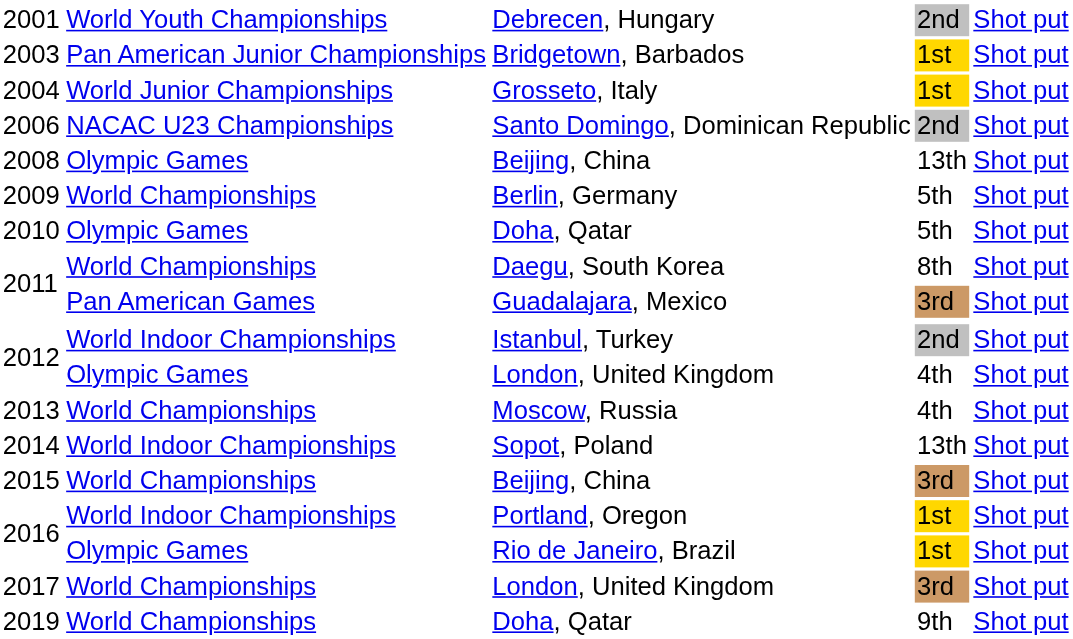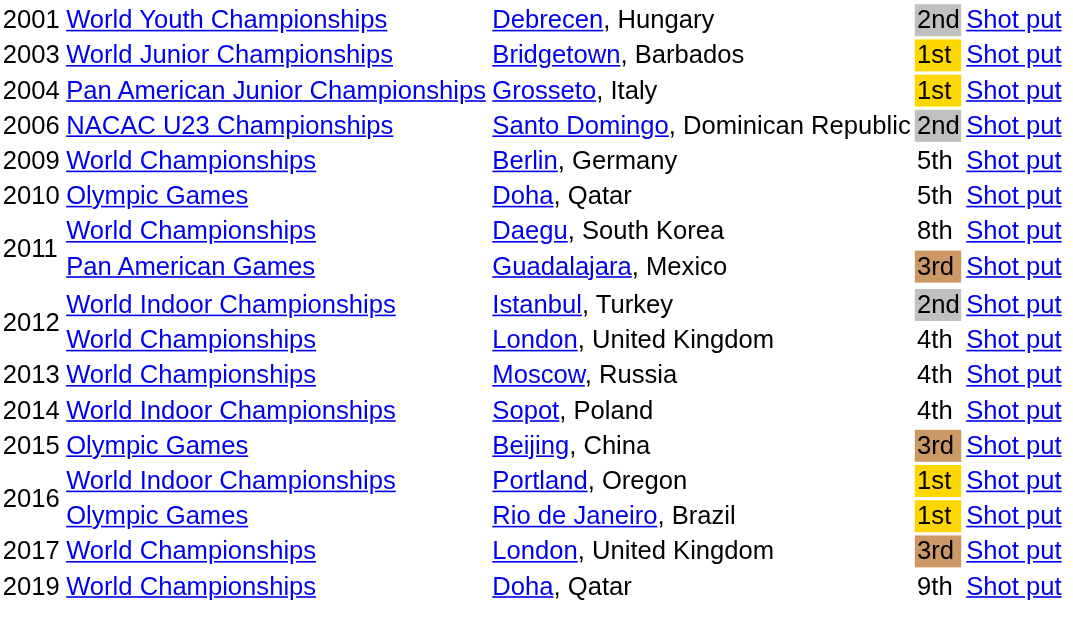(276, 55) Pan American Junior Championships -> (230, 55) World Junior Championships
(230, 90) World Junior Championships -> (276, 90) Pan American Junior Championships
- row: (31, 160)
(157, 375) Olympic Games -> (191, 339) World Championships
(942, 445) 13th -> (935, 410) 4th
(191, 480) World Championships -> (157, 445) Olympic Games
